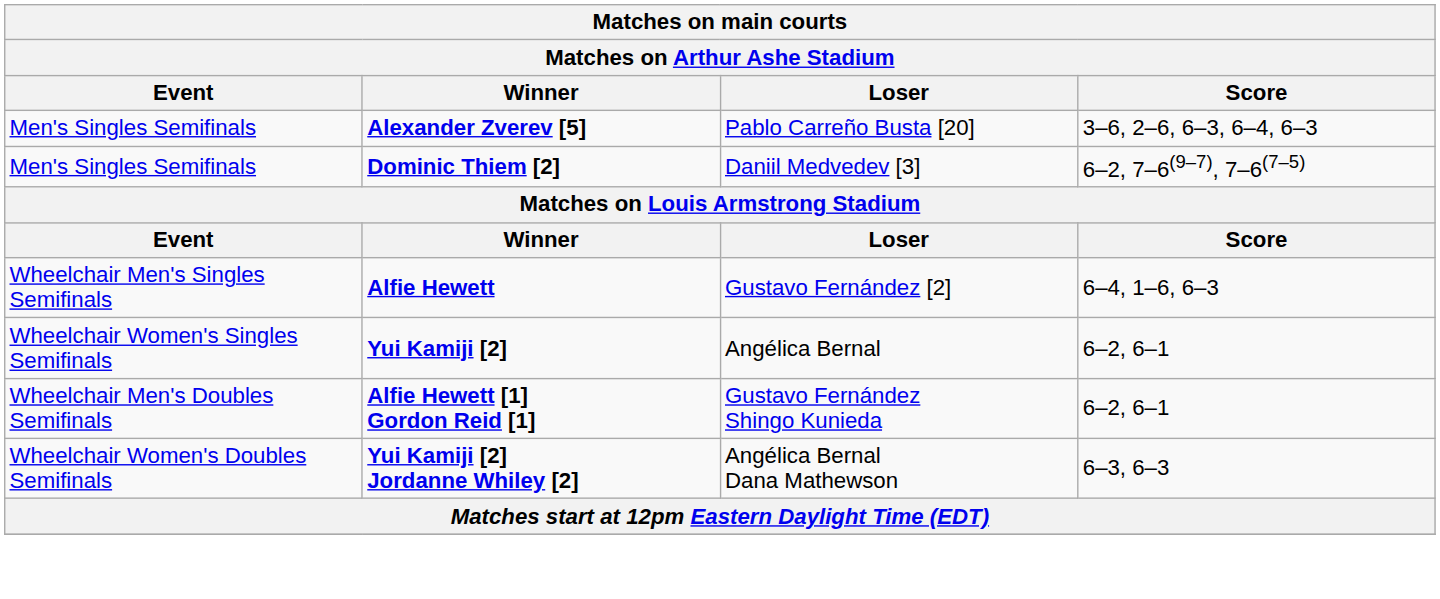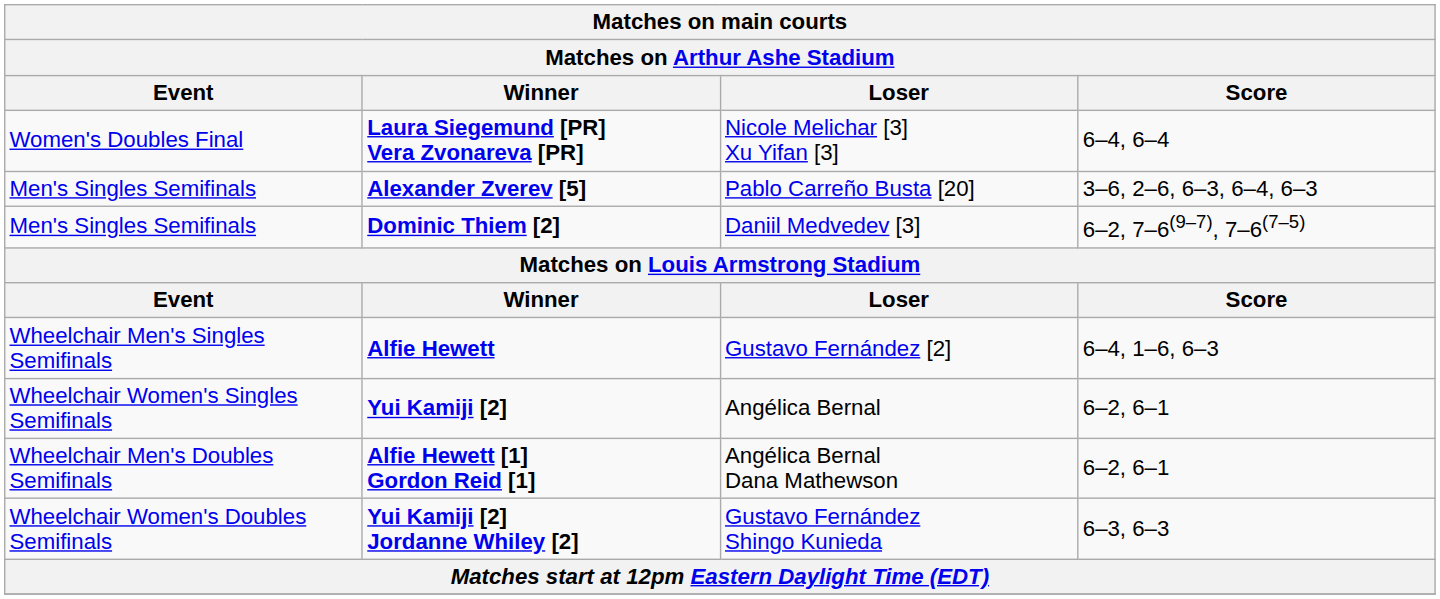+ row: (487, 140)
(823, 408) Gustavo Fernández Shingo Kunieda -> (812, 468) Angélica Bernal Dana Mathewson
(812, 468) Angélica Bernal Dana Mathewson -> (823, 528) Gustavo Fernández Shingo Kunieda
